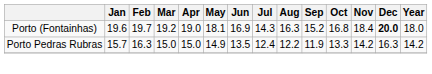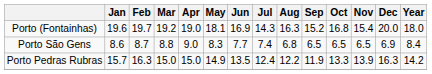(363, 28) 18.4 -> (363, 28) 15.4
(388, 28) bold -> (388, 28) normal
+ row: (54, 45)
(363, 45) 14.2 -> (363, 61) 13.9
